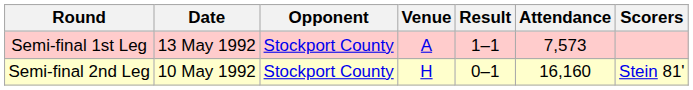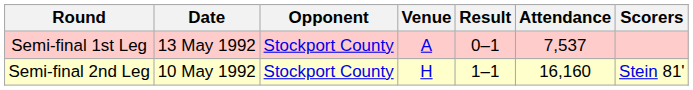(485, 44) 1–1 -> (485, 44) 0–1
(565, 44) 7,573 -> (565, 44) 7,537
(485, 71) 0–1 -> (485, 71) 1–1
